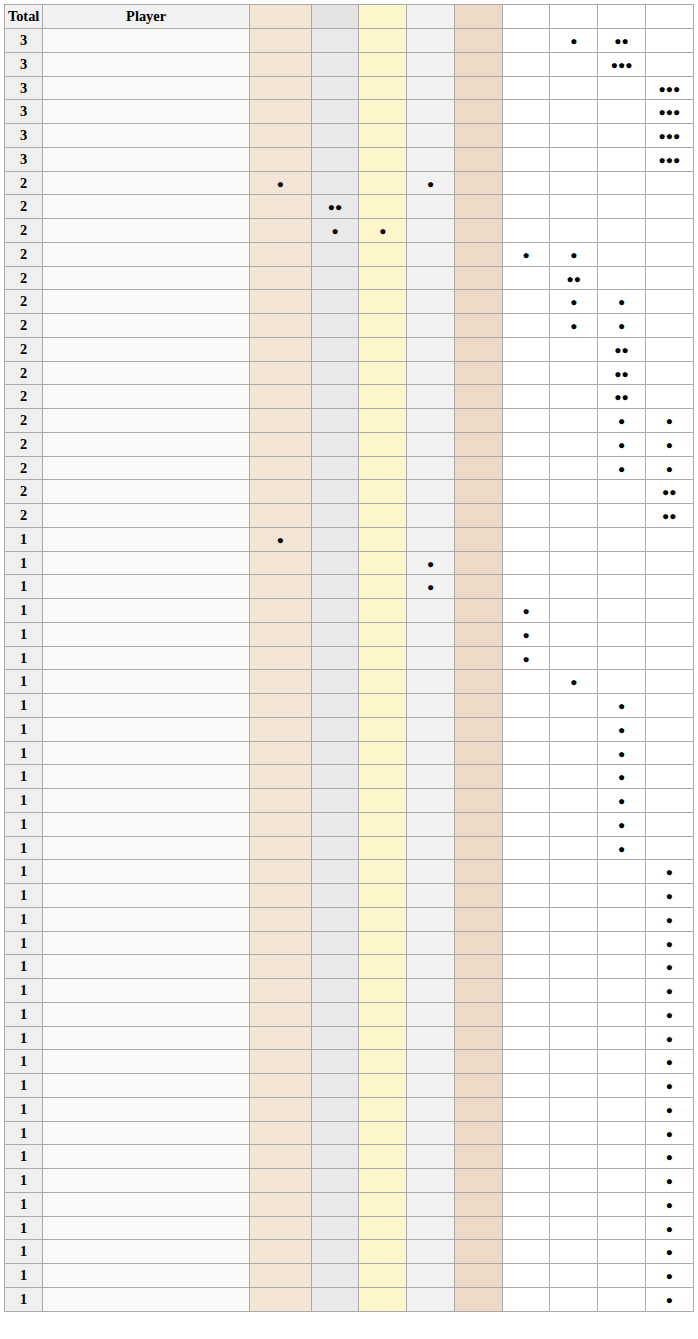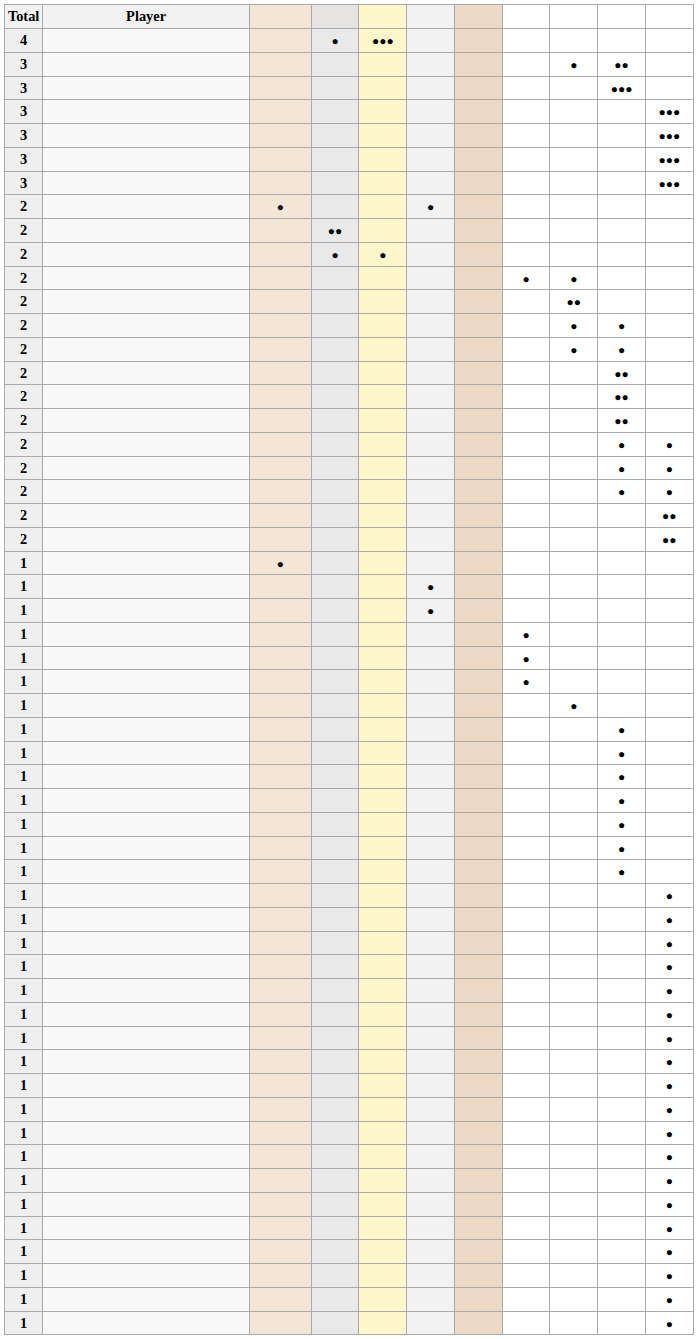+ row: (24, 40)
